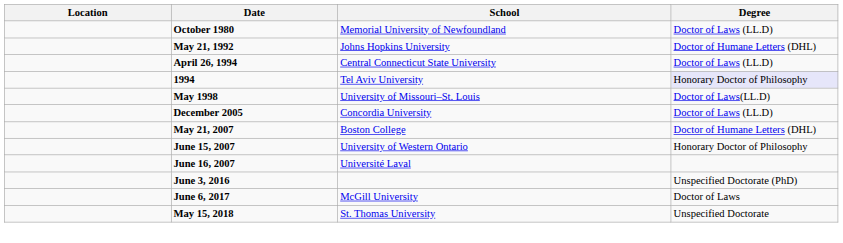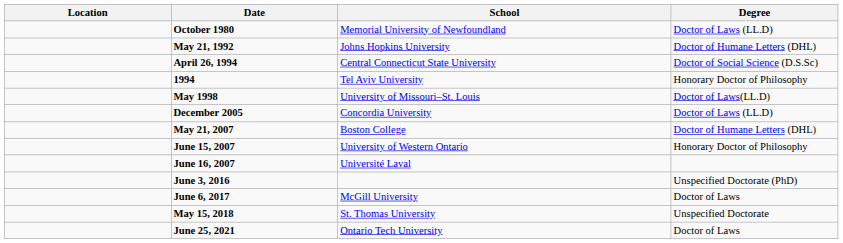(723, 63) Doctor of Laws (LL.D) -> (746, 63) Doctor of Social Science (D.S.Sc)
(741, 79) lavender background -> (741, 79) no background
+ row: (204, 230)
